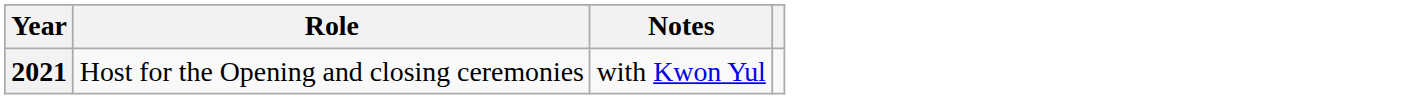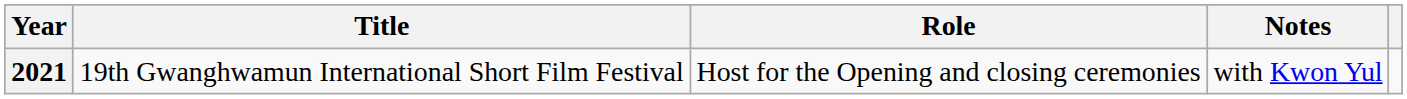+ column: (382, 26)
